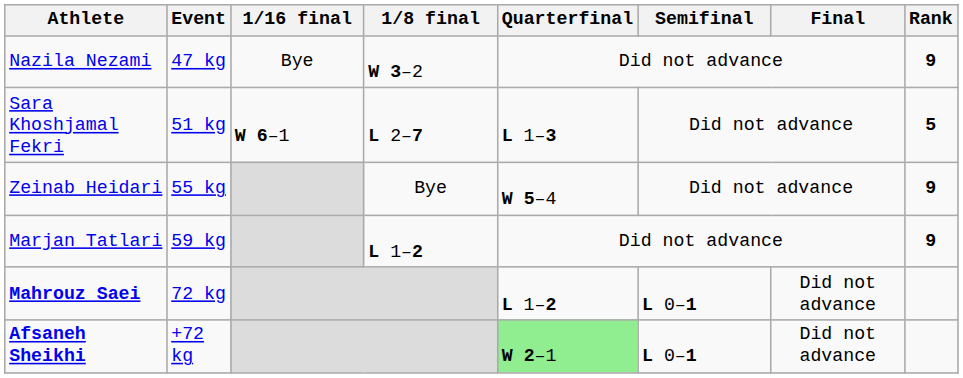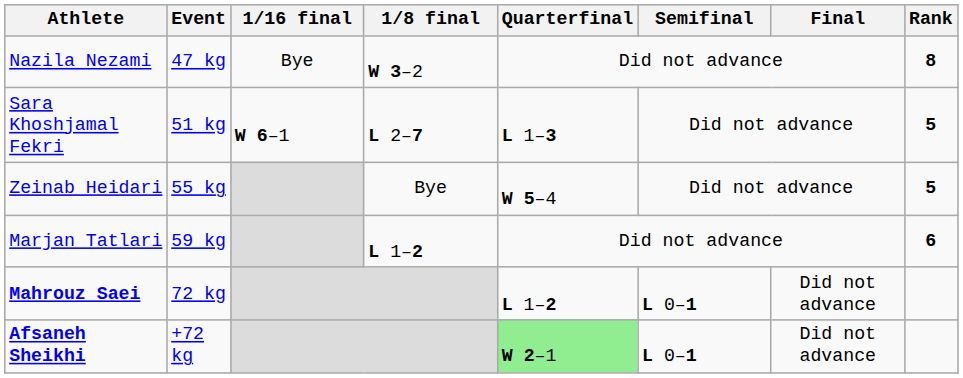(931, 61) 9 -> (931, 61) 8
(931, 188) 9 -> (931, 188) 5
(931, 241) 9 -> (931, 241) 6
